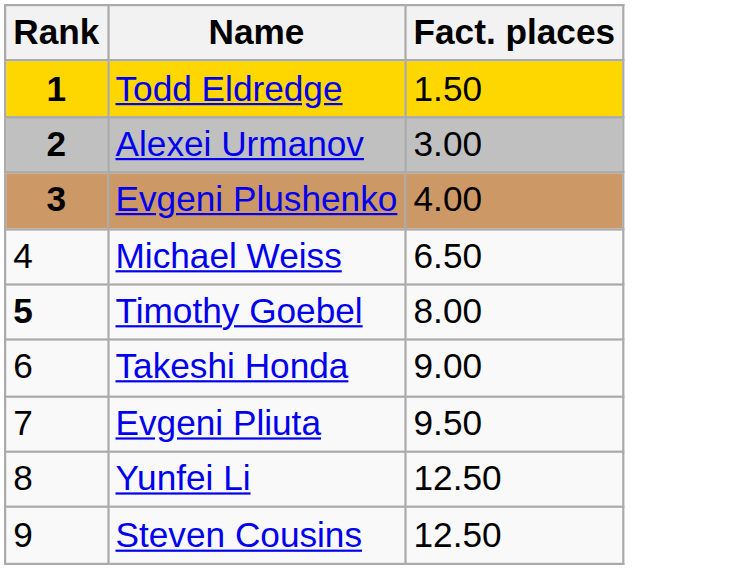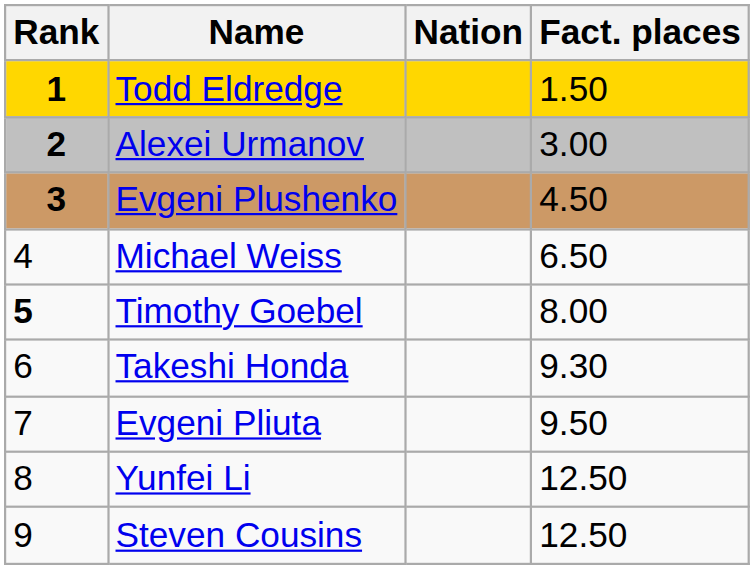+ column: (468, 32)
(448, 199) 4.00 -> (574, 199) 4.50
(448, 367) 9.00 -> (574, 367) 9.30
